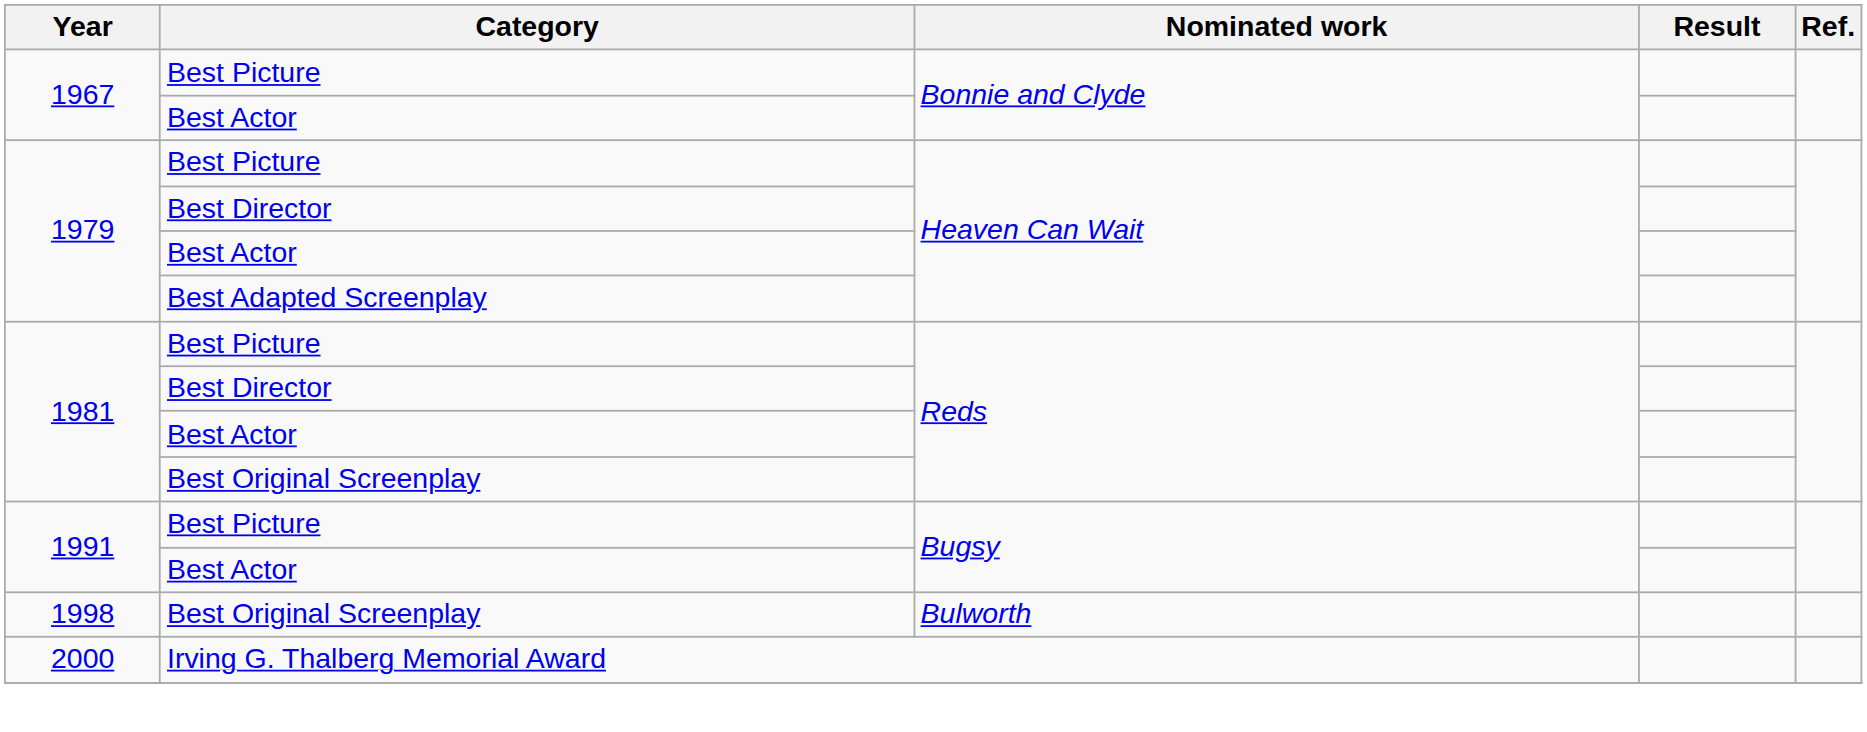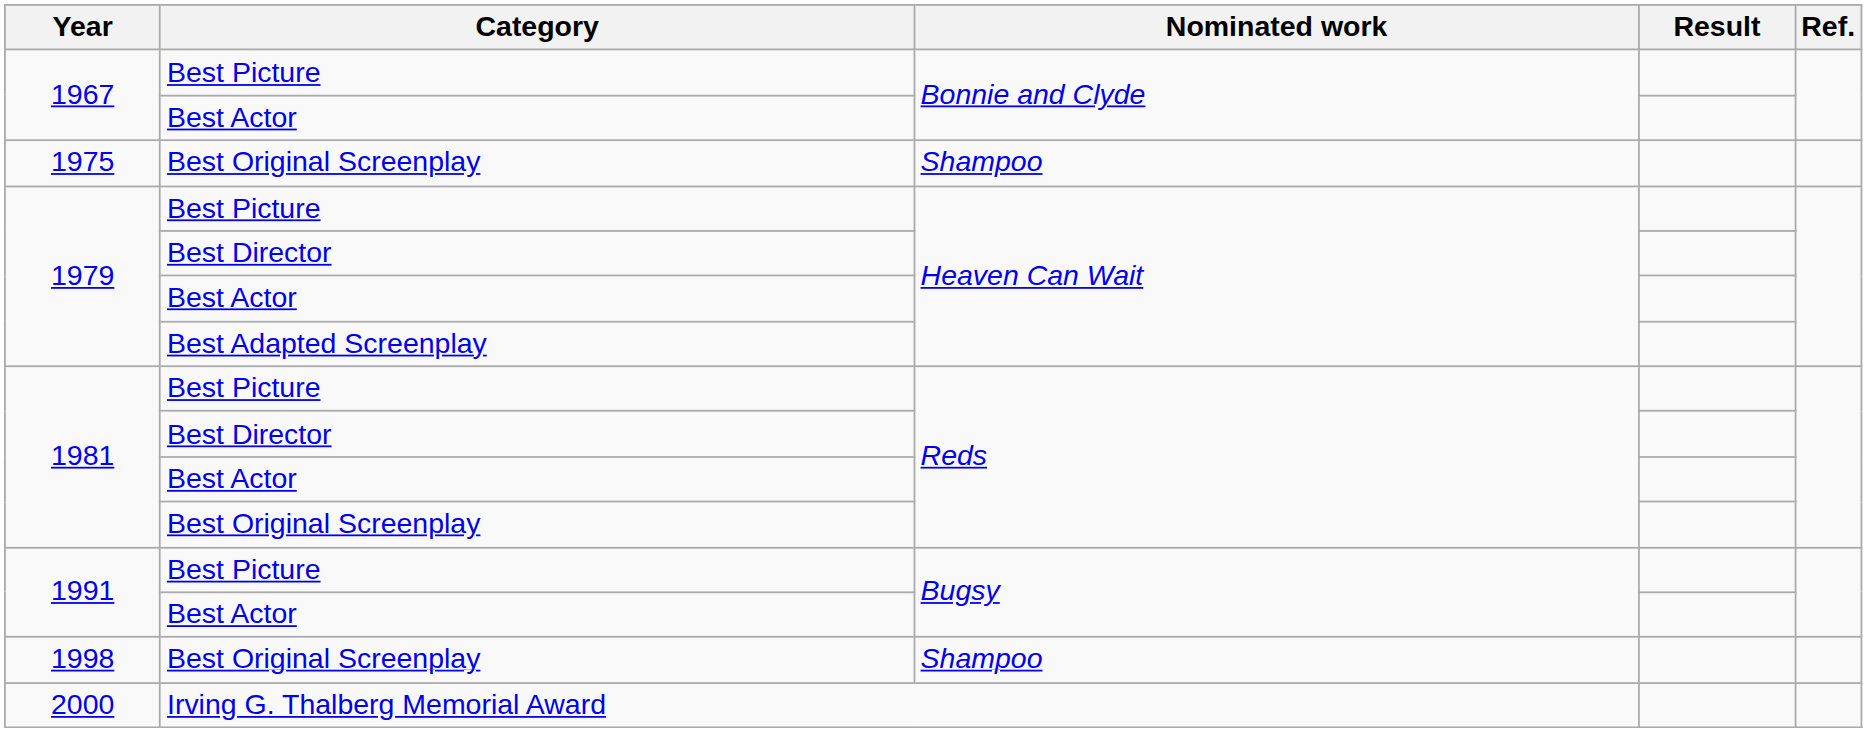+ row: (83, 162)
(976, 614) Bulworth -> (982, 659) Shampoo
